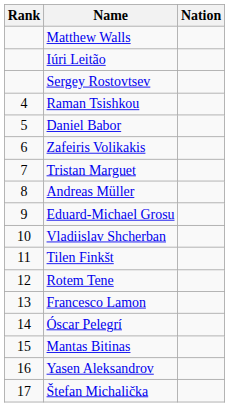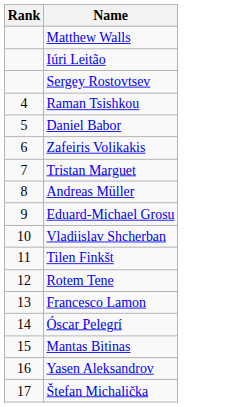- column: (201, 15)
